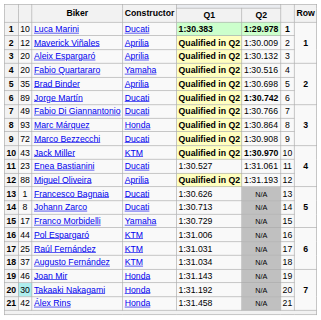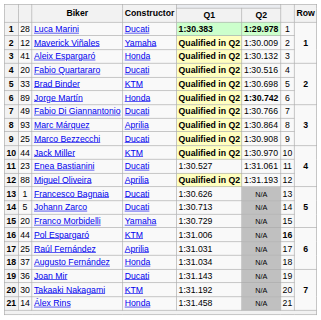(25, 29) 10 -> (25, 29) 28
(287, 29) bold -> (287, 29) normal
(137, 42) Aprilia -> (141, 42) Yamaha
(25, 56) 20 -> (25, 56) 41
(137, 56) Aprilia -> (137, 56) Honda
(141, 70) Yamaha -> (137, 70) Ducati
(25, 83) 35 -> (25, 83) 33
(137, 83) Aprilia -> (134, 83) KTM
(137, 97) Ducati -> (137, 97) Honda
(137, 125) Honda -> (137, 125) Aprilia
(25, 138) 72 -> (25, 138) 25
(25, 152) 43 -> (25, 152) 44
(261, 152) bold -> (261, 152) normal
(25, 207) 8 -> (25, 207) 5
(25, 221) 17 -> (25, 221) 20
(287, 234) normal -> (287, 234) bold
(134, 248) KTM -> (137, 248) Aprilia
(134, 262) KTM -> (137, 262) Honda
(25, 276) 46 -> (25, 276) 36
(137, 276) Honda -> (137, 276) Ducati
(25, 289) paleturquoise background -> (25, 289) no background
(137, 289) Honda -> (134, 289) KTM
(25, 303) 42 -> (25, 303) 14
